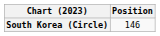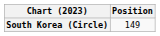(132, 25) 146 -> (132, 25) 149
